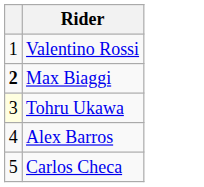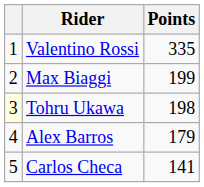+ column: (171, 19)
(13, 78) bold -> (13, 78) normal
